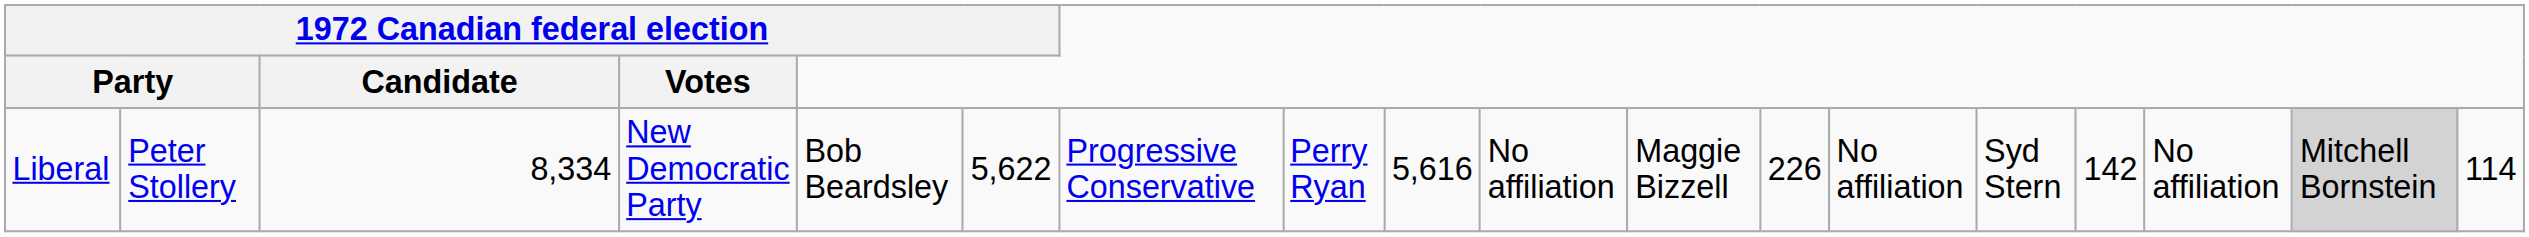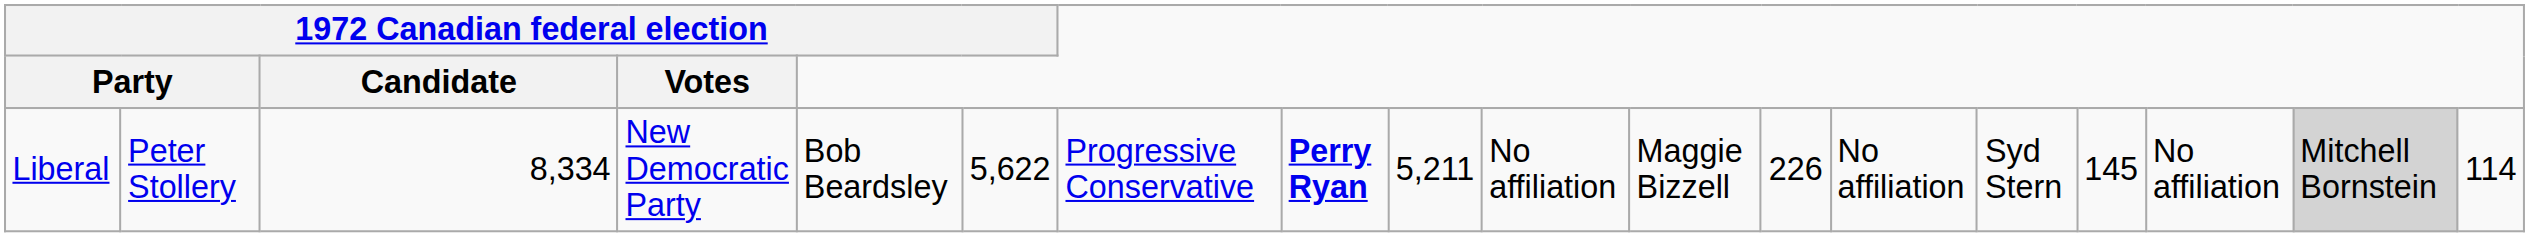(1329, 169) normal -> (1330, 169) bold
(1432, 169) 5,616 -> (1435, 169) 5,211
(2111, 169) 142 -> (2111, 169) 145
